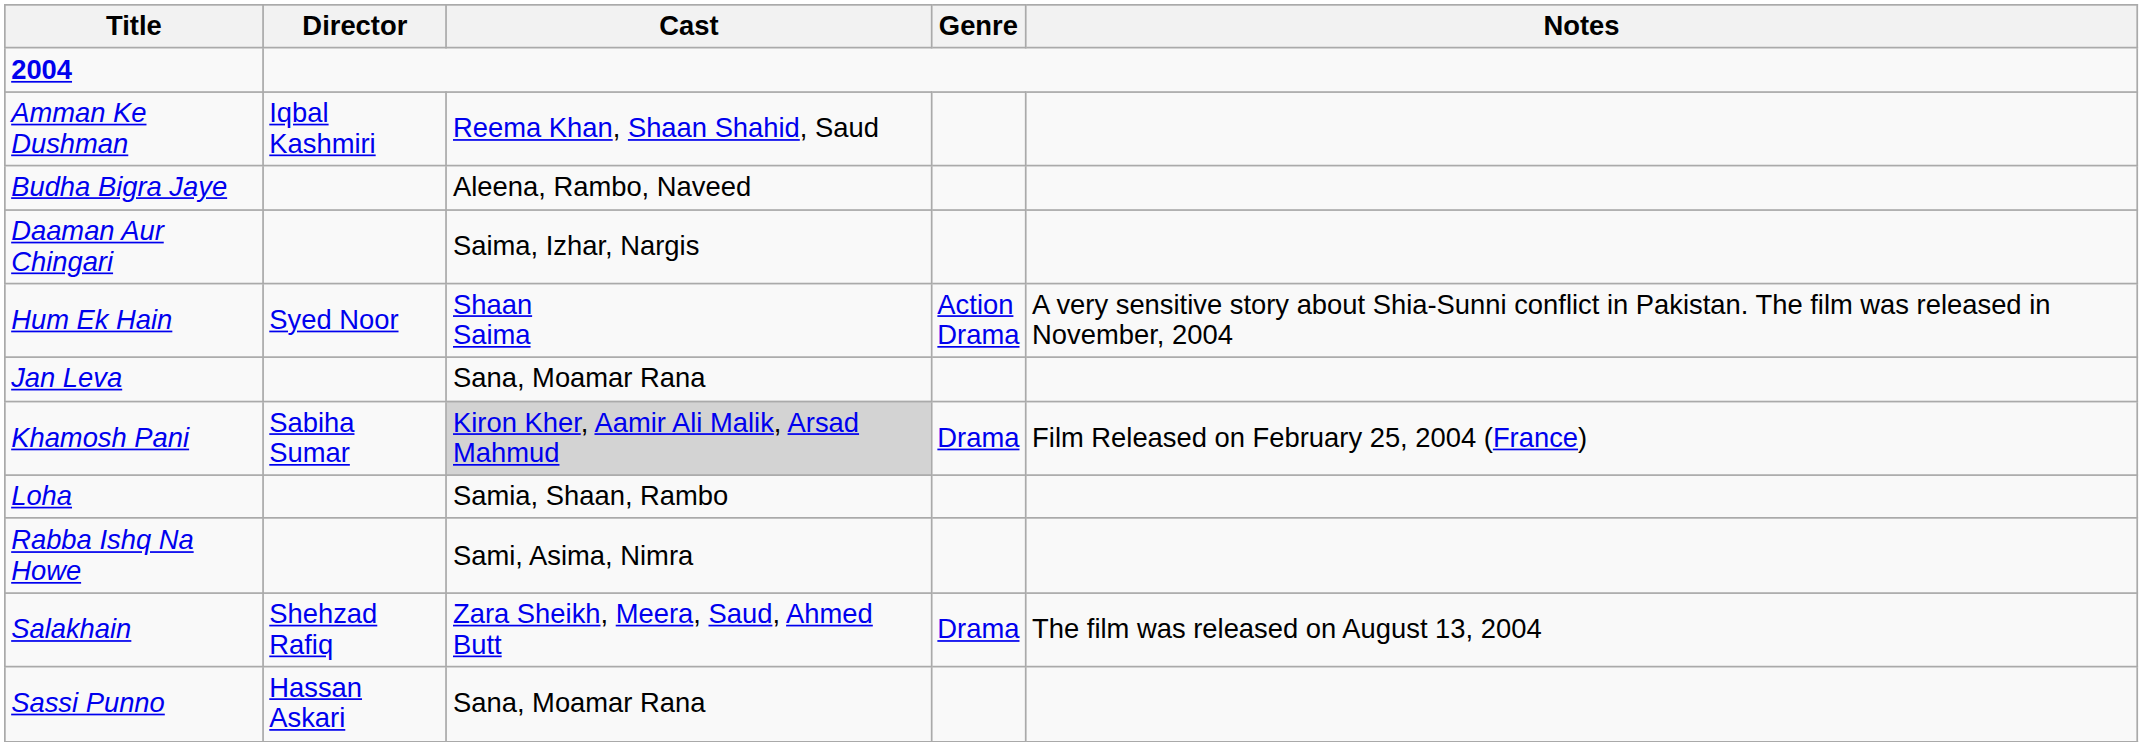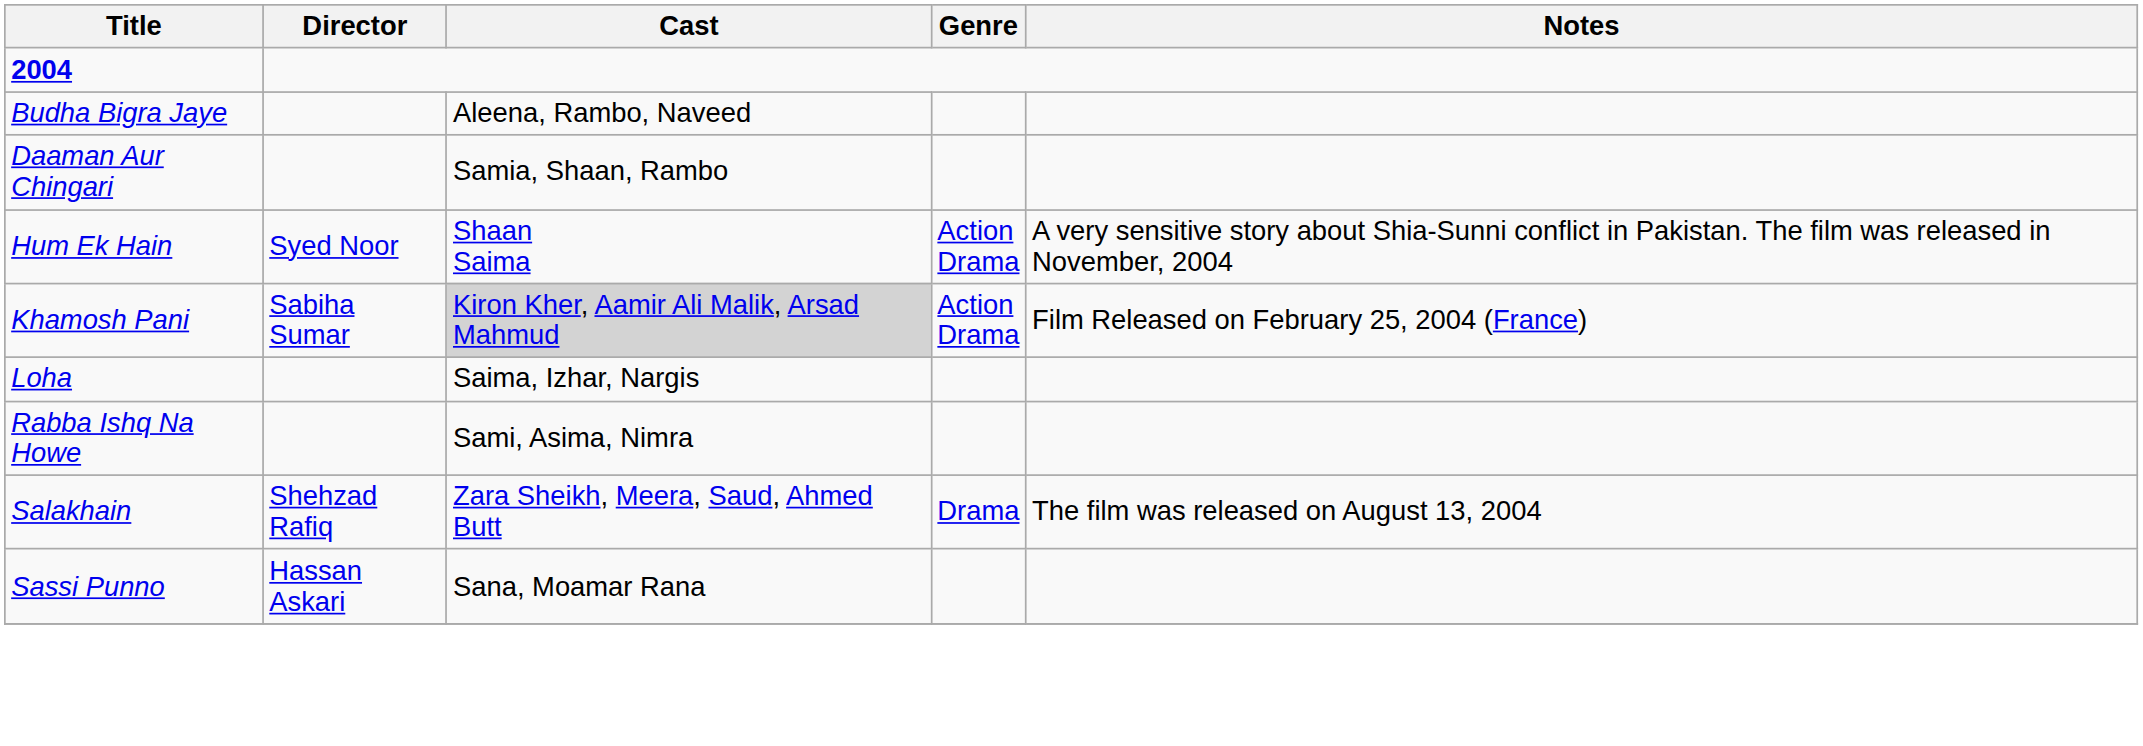- row: (79, 128)
(576, 245) Saima, Izhar, Nargis -> (591, 171) Samia, Shaan, Rambo
- row: (67, 378)
(978, 437) Drama -> (978, 320) Action Drama
(591, 496) Samia, Shaan, Rambo -> (576, 378) Saima, Izhar, Nargis
